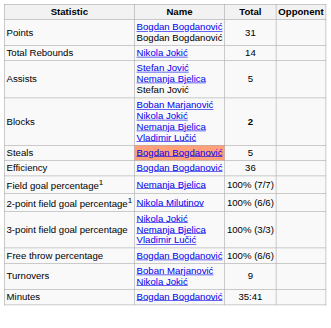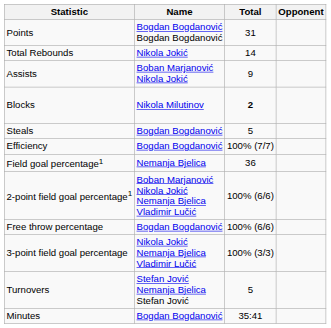(171, 79) Stefan Jović Nemanja Bjelica Stefan Jović -> (175, 73) Boban Marjanović Nikola Jokić
(250, 79) 5 -> (250, 73) 9
(175, 121) Boban Marjanović Nikola Jokić Nemanja Bjelica Vladimir Lučić -> (170, 105) Nikola Milutinov
(180, 153) lightsalmon background -> (180, 131) no background
(250, 168) 36 -> (250, 146) 100% (7/7)
(250, 184) 100% (7/7) -> (250, 163) 36
(170, 202) Nikola Milutinov -> (175, 195) Boban Marjanović Nikola Jokić Nemanja Bjelica Vladimir Lučić
rows swapped: (67, 229) <-> (55, 255)
(175, 276) Boban Marjanović Nikola Jokić -> (171, 290) Stefan Jović Nemanja Bjelica Stefan Jović
(250, 276) 9 -> (250, 290) 5
